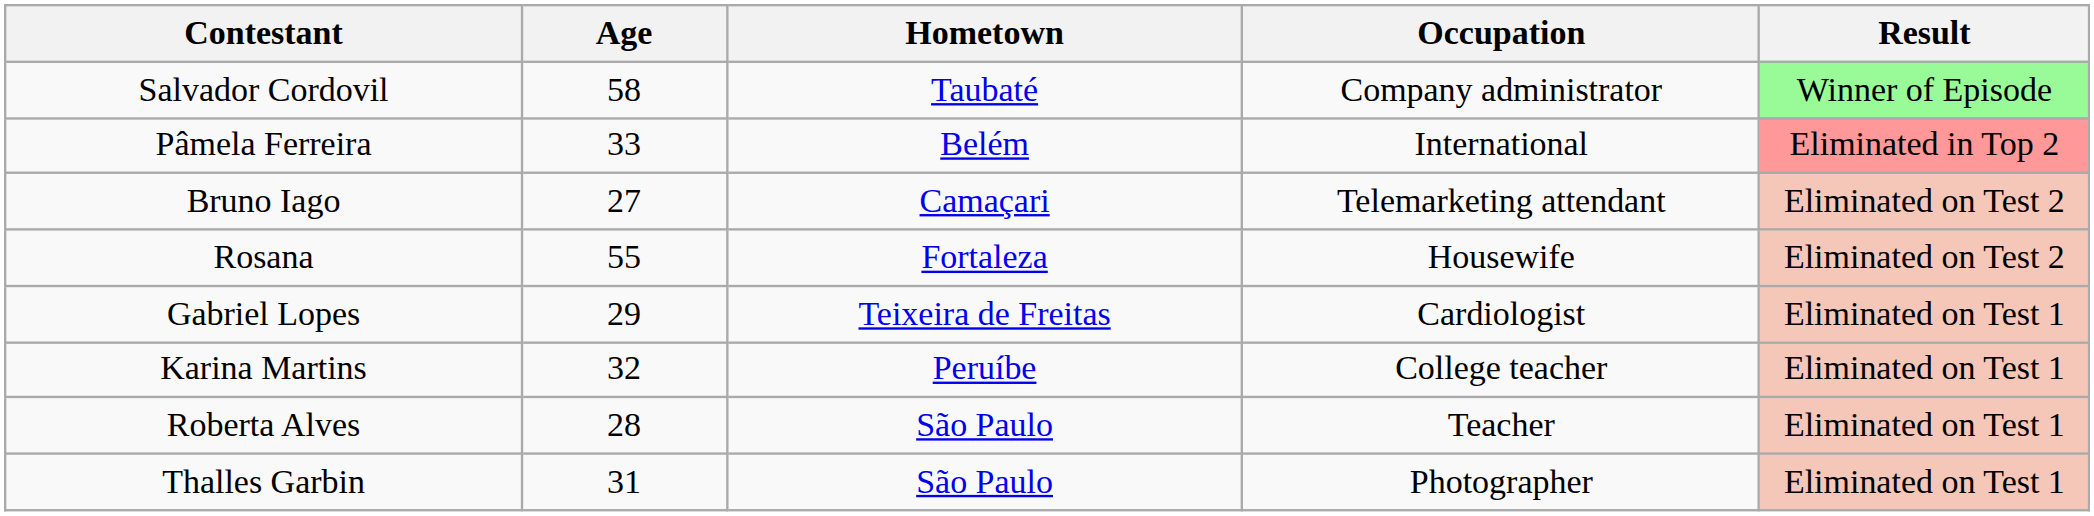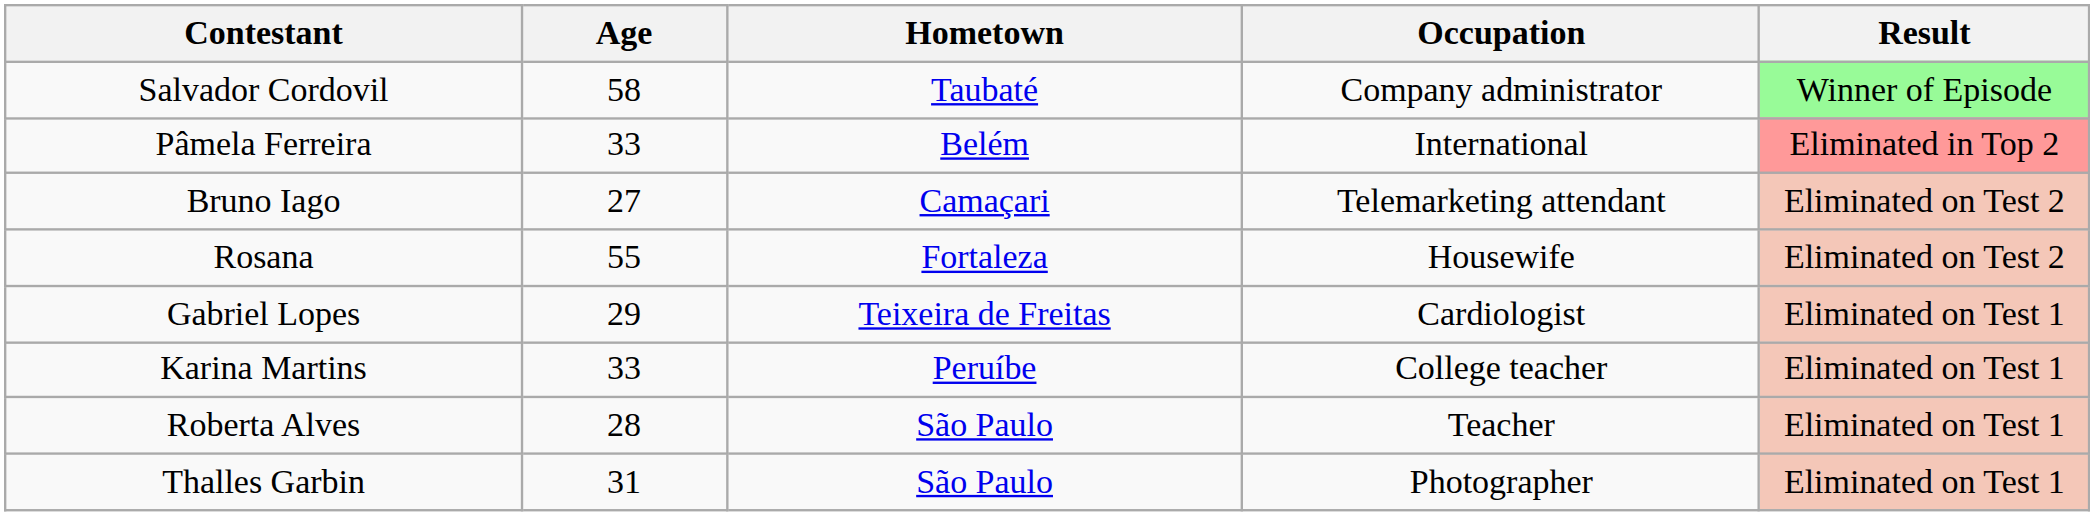(624, 369) 32 -> (624, 369) 33
